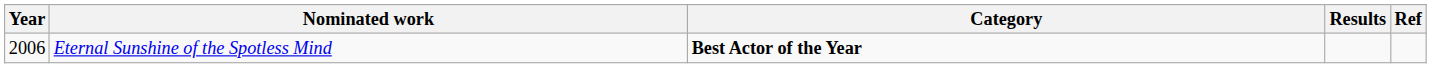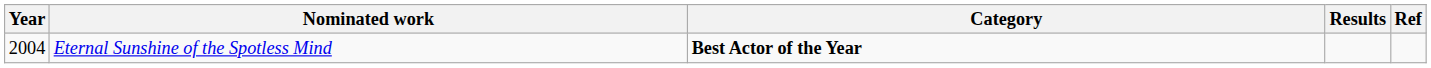(27, 47) 2006 -> (27, 47) 2004
